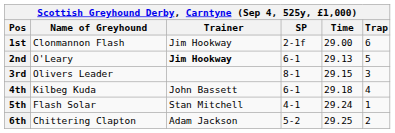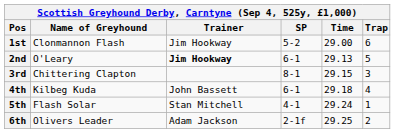(294, 43) 2-1f -> (292, 43) 5-2
(73, 74) Olivers Leader -> (84, 74) Chittering Clapton
(84, 120) Chittering Clapton -> (73, 120) Olivers Leader
(292, 120) 5-2 -> (294, 120) 2-1f
